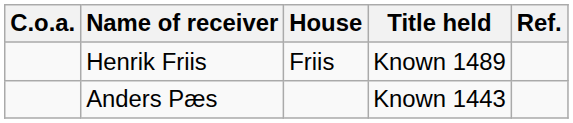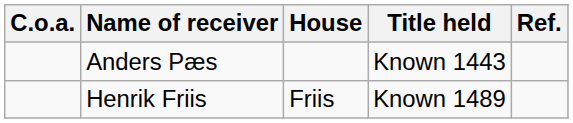rows swapped: (146, 61) <-> (152, 99)
